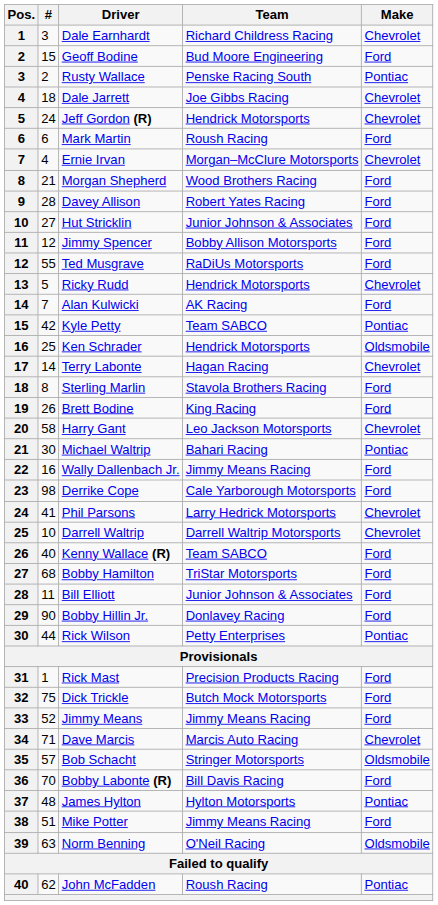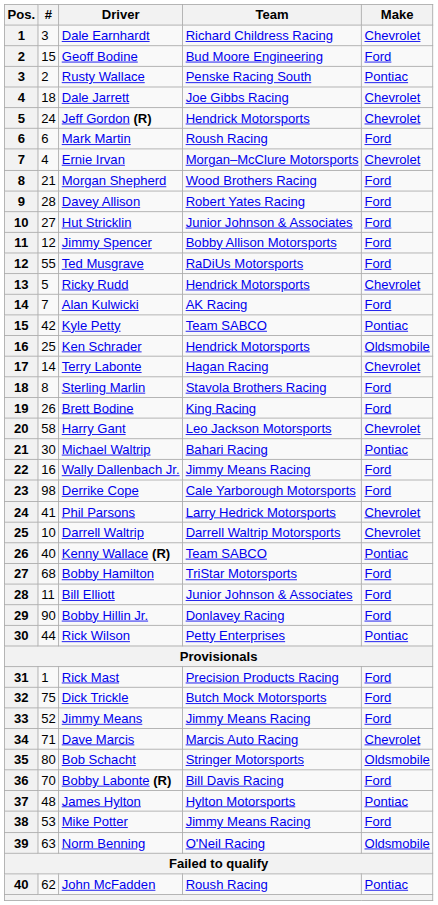(378, 553) Ford -> (386, 553) Pontiac
(48, 760) 57 -> (48, 760) 80
(48, 822) 51 -> (48, 822) 53
